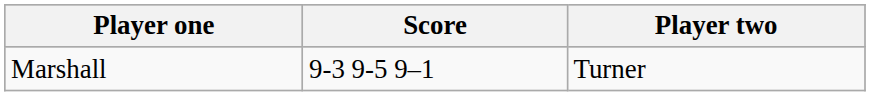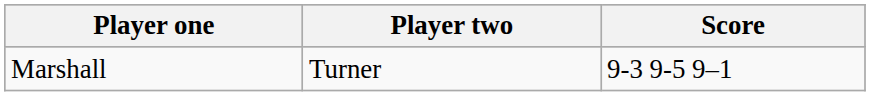columns swapped: (716, 25) <-> (435, 25)
